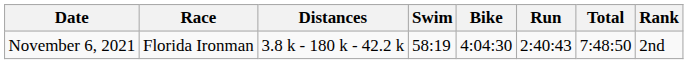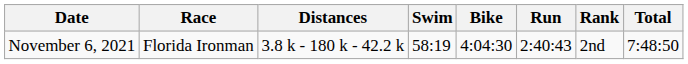columns swapped: (606, 17) <-> (659, 17)
